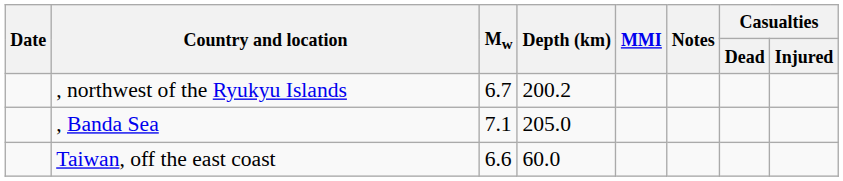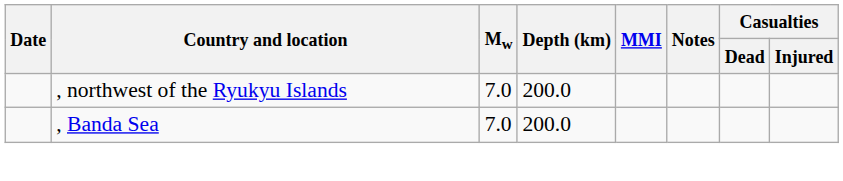(498, 90) 6.7 -> (498, 90) 7.0
(547, 90) 200.2 -> (547, 90) 200.0
(498, 124) 7.1 -> (498, 124) 7.0
(547, 124) 205.0 -> (547, 124) 200.0
- row: (166, 158)
